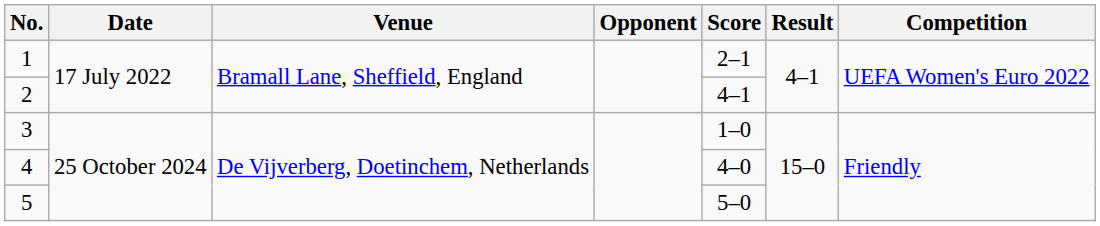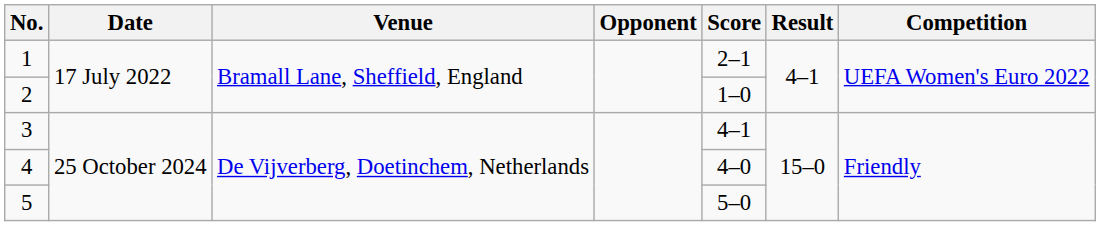(734, 94) 4–1 -> (734, 94) 1–0
(734, 130) 1–0 -> (734, 130) 4–1
